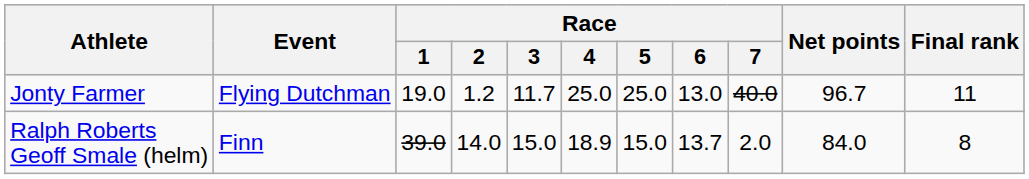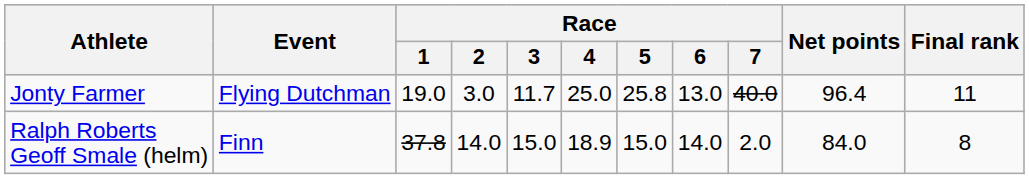(479, 94) 1.2 -> (479, 94) 3.0
(645, 94) 25.0 -> (645, 94) 25.8
(844, 94) 96.7 -> (844, 94) 96.4
(424, 142) 39.0 -> (424, 142) 37.8
(700, 142) 13.7 -> (700, 142) 14.0
